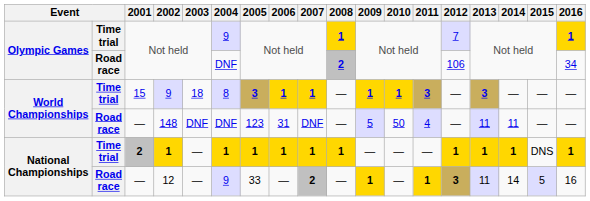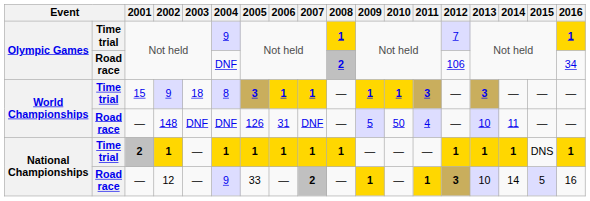(255, 123) 123 -> (255, 123) 126
(484, 123) 11 -> (484, 123) 10
(484, 181) 11 -> (484, 181) 10
